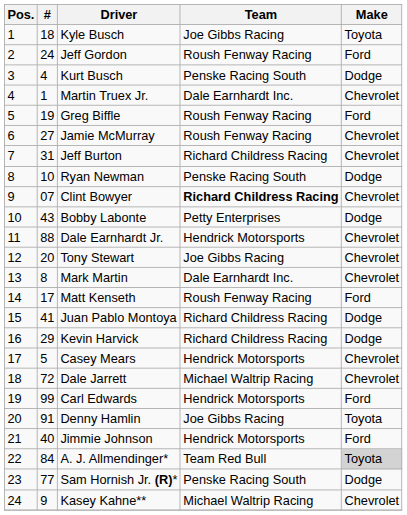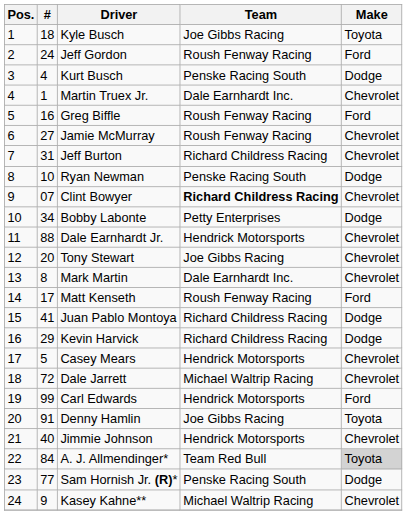(47, 116) 19 -> (47, 116) 16
(47, 217) 43 -> (47, 217) 34
(358, 439) Ford -> (372, 439) Chevrolet
